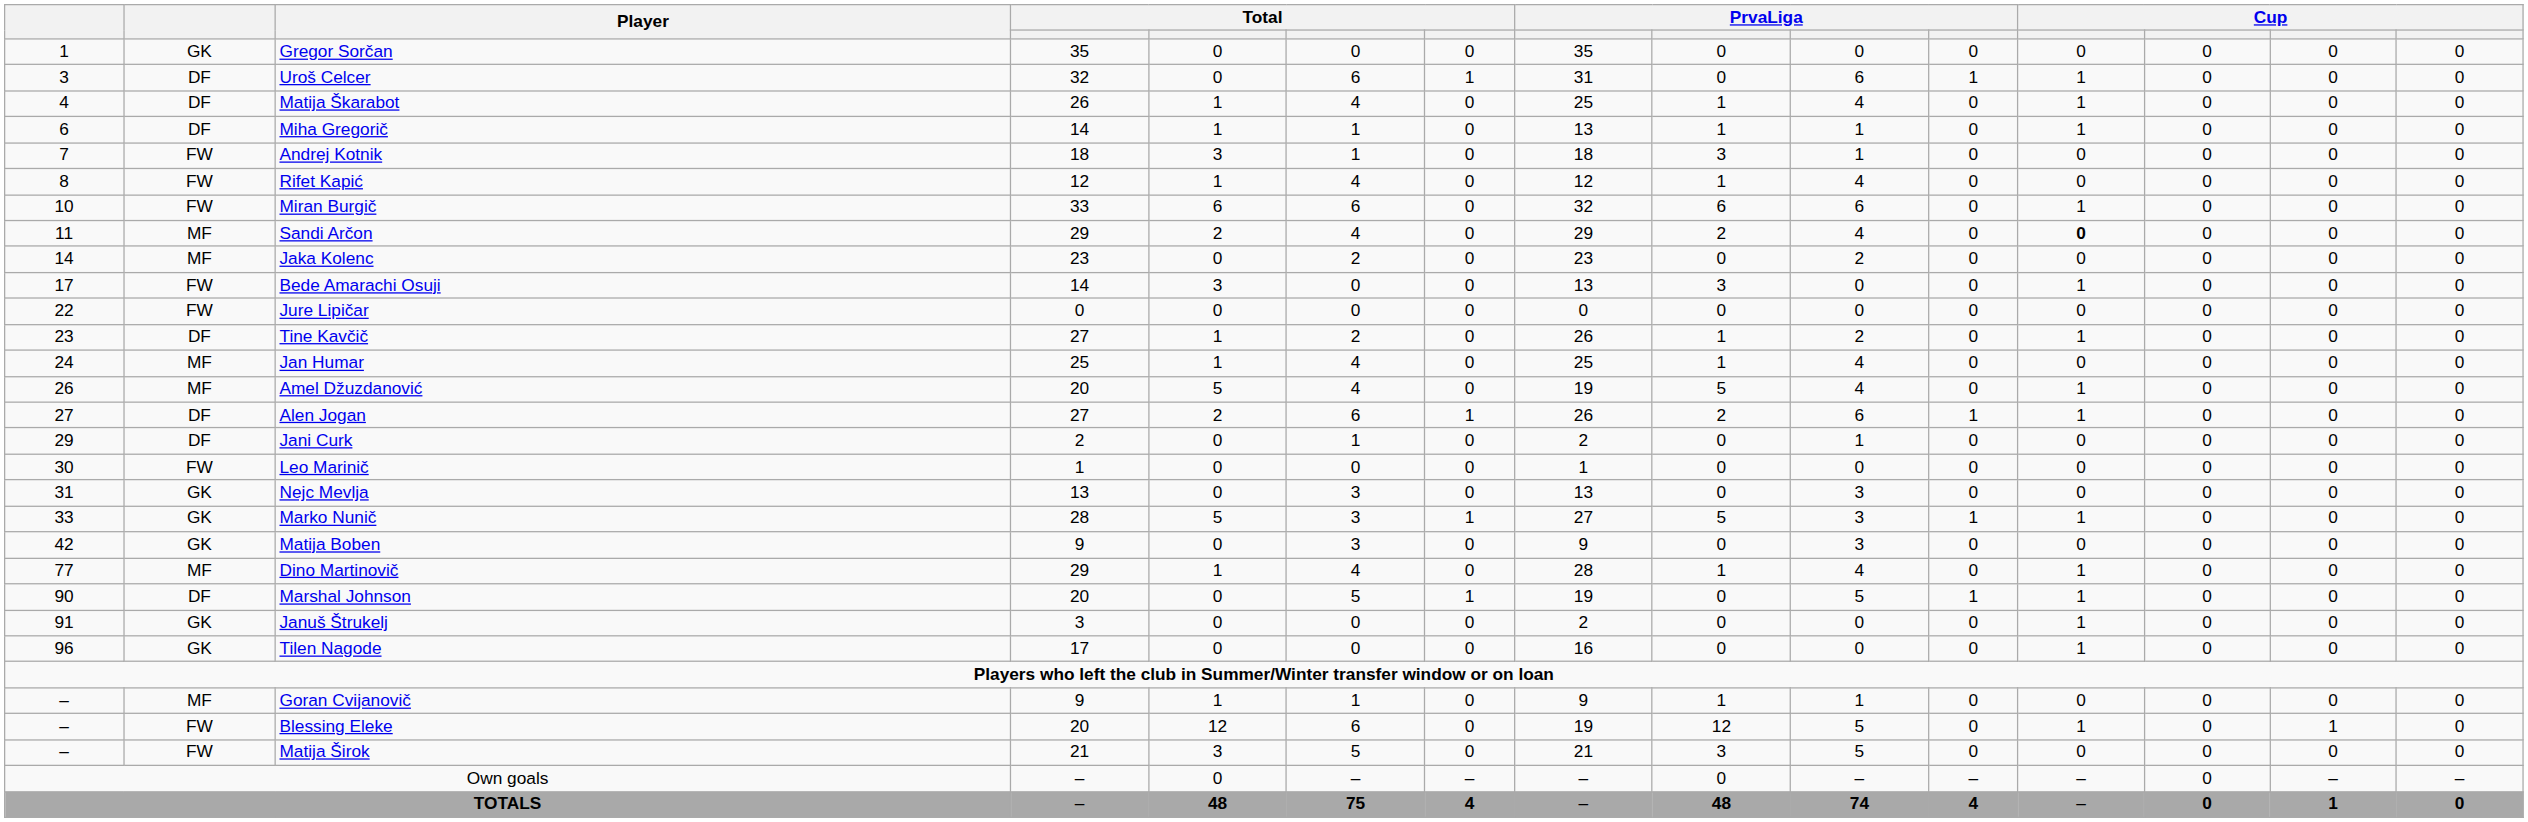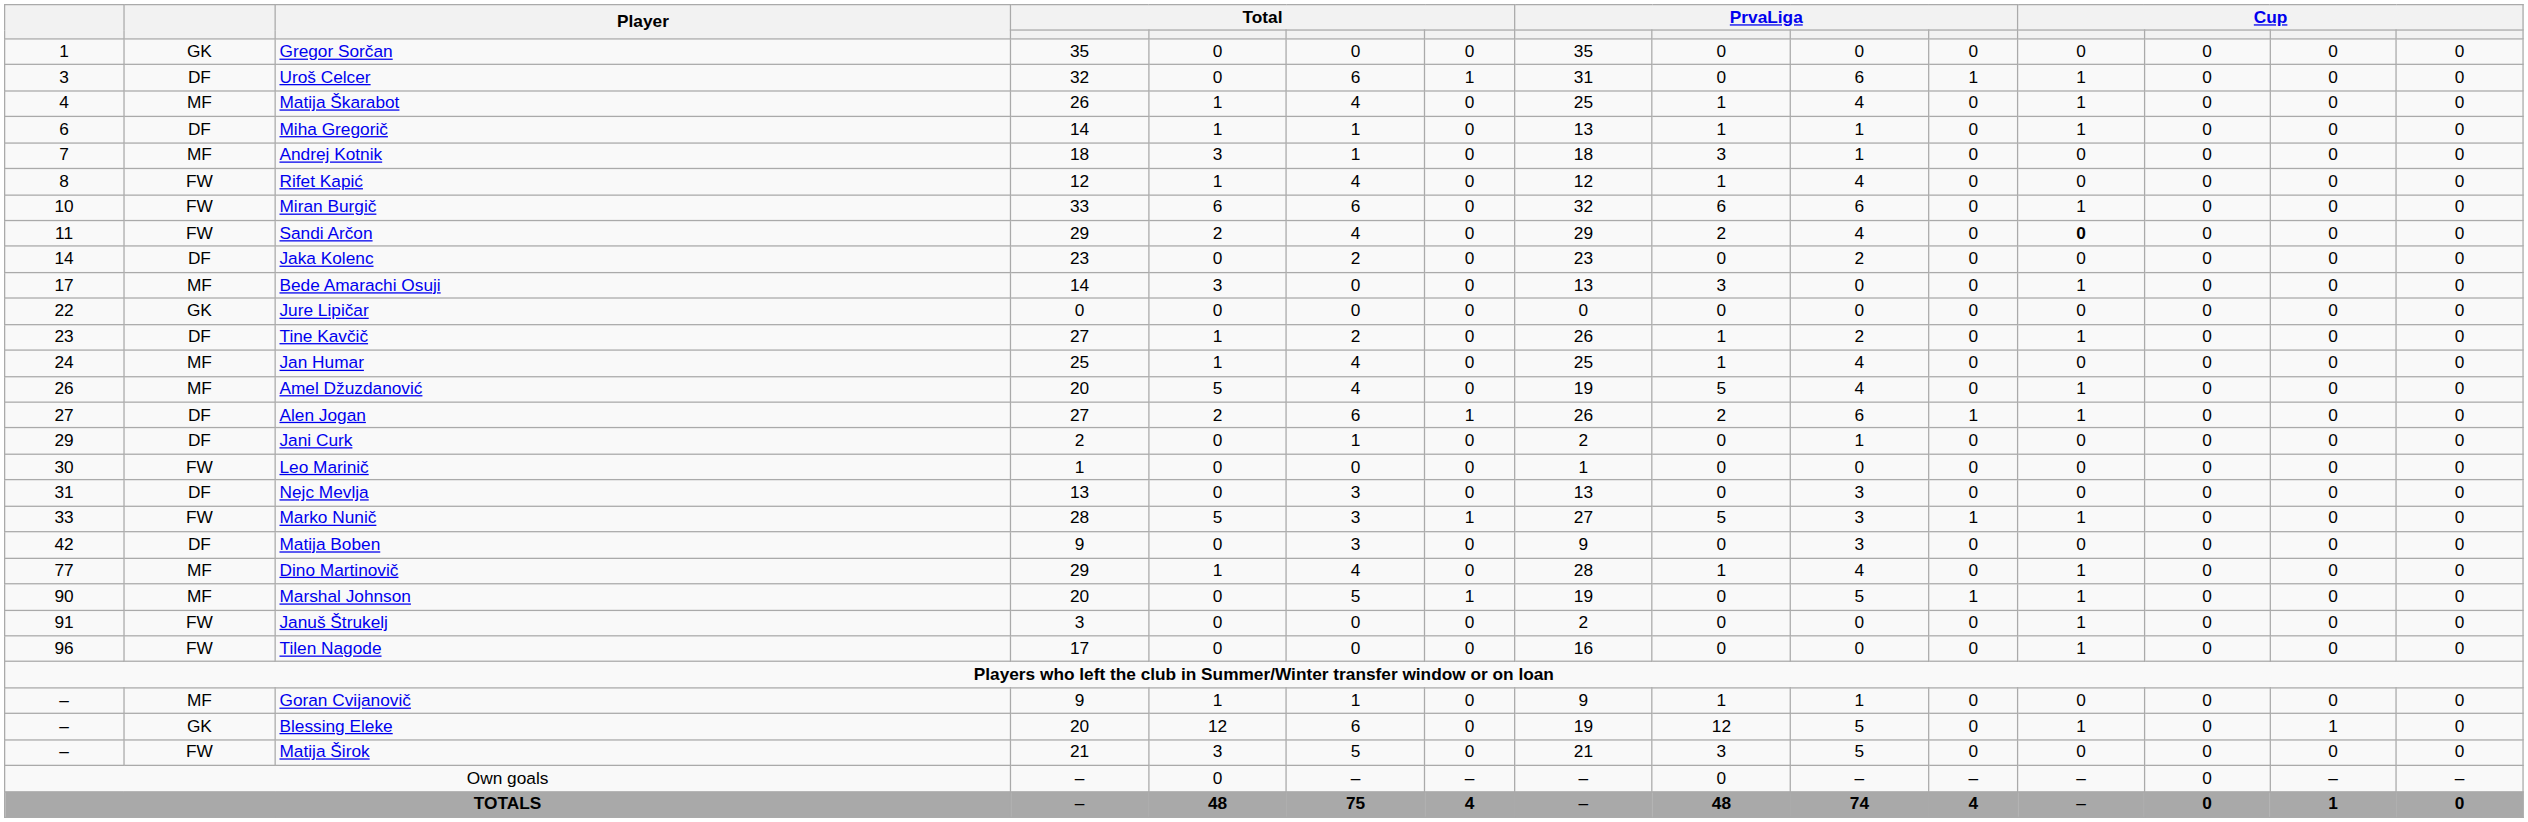(199, 103) DF -> (199, 103) MF
(199, 155) FW -> (199, 155) MF
(199, 232) MF -> (199, 232) FW
(199, 258) MF -> (199, 258) DF
(199, 284) FW -> (199, 284) MF
(199, 310) FW -> (199, 310) GK
(199, 492) GK -> (199, 492) DF
(199, 518) GK -> (199, 518) FW
(199, 544) GK -> (199, 544) DF
(199, 596) DF -> (199, 596) MF
(199, 622) GK -> (199, 622) FW
(199, 648) GK -> (199, 648) FW
(199, 726) FW -> (199, 726) GK
